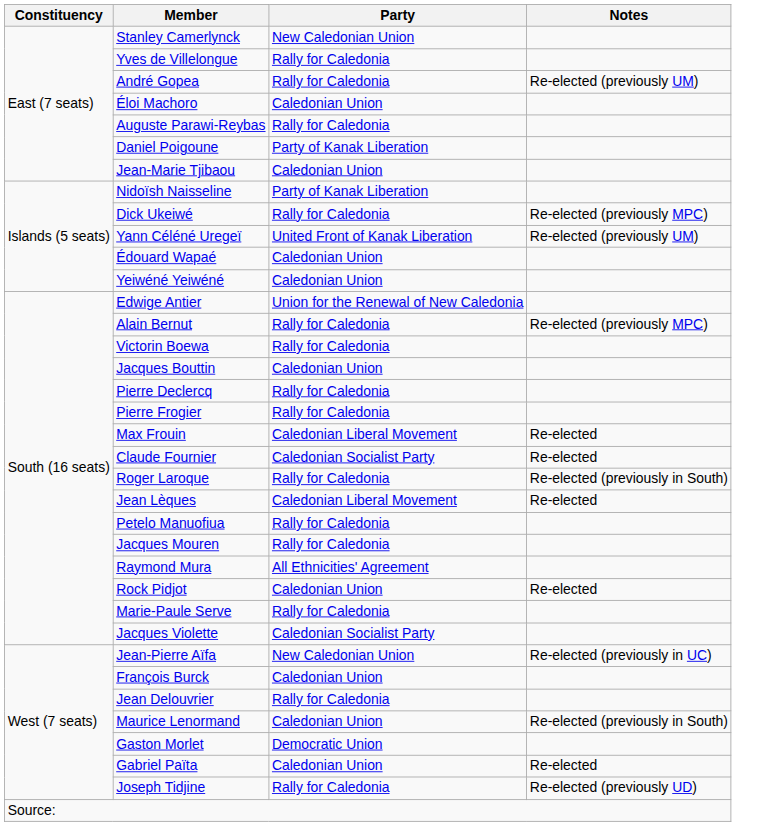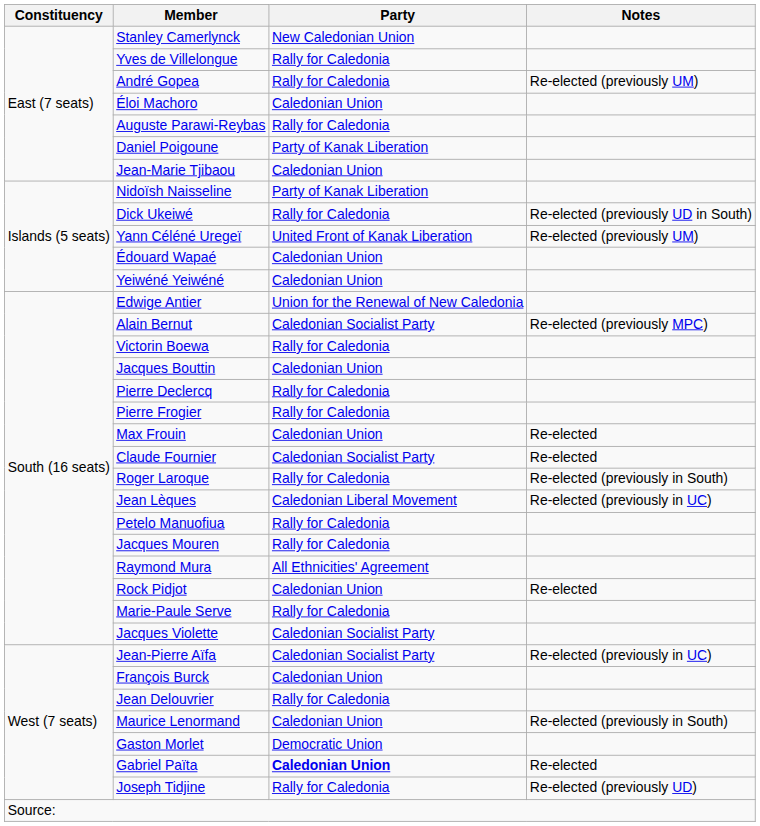(619, 214) Re-elected (previously MPC) -> (641, 214) Re-elected (previously UD in South)
(331, 324) Rally for Caledonia -> (353, 324) Caledonian Socialist Party
(364, 434) Caledonian Liberal Movement -> (327, 434) Caledonian Union
(564, 501) Re-elected -> (621, 501) Re-elected (previously in UC)
(343, 655) New Caledonian Union -> (353, 655) Caledonian Socialist Party
(327, 766) normal -> (331, 766) bold
